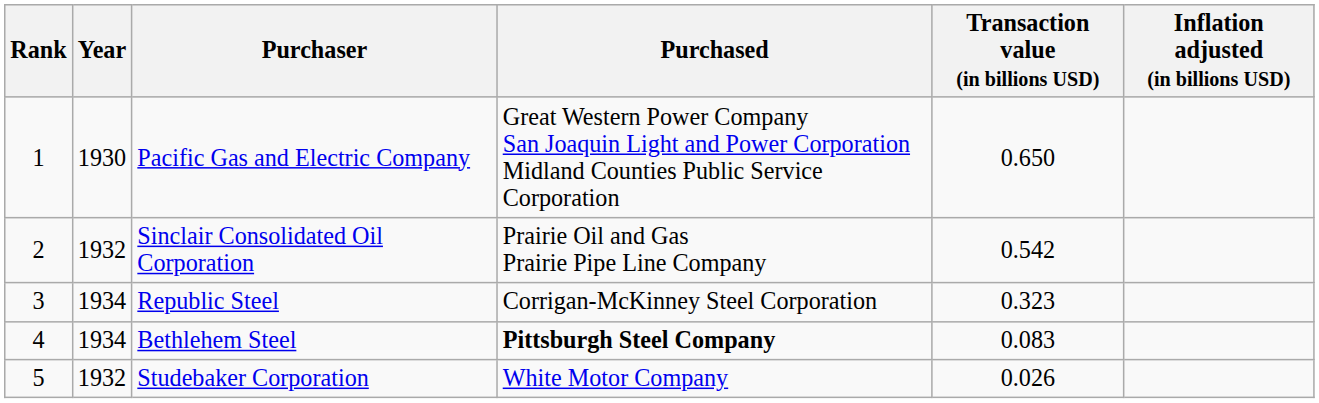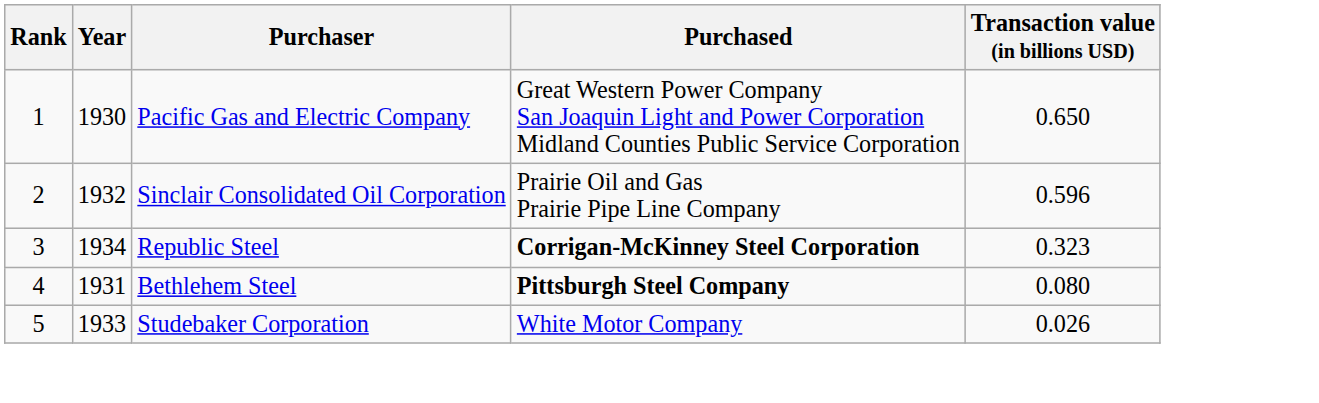- column: (1219, 50)
(1028, 249) 0.542 -> (1063, 195) 0.596
(690, 301) normal -> (718, 247) bold
(102, 340) 1934 -> (102, 285) 1931
(1028, 340) 0.083 -> (1063, 285) 0.080
(102, 378) 1932 -> (102, 323) 1933
